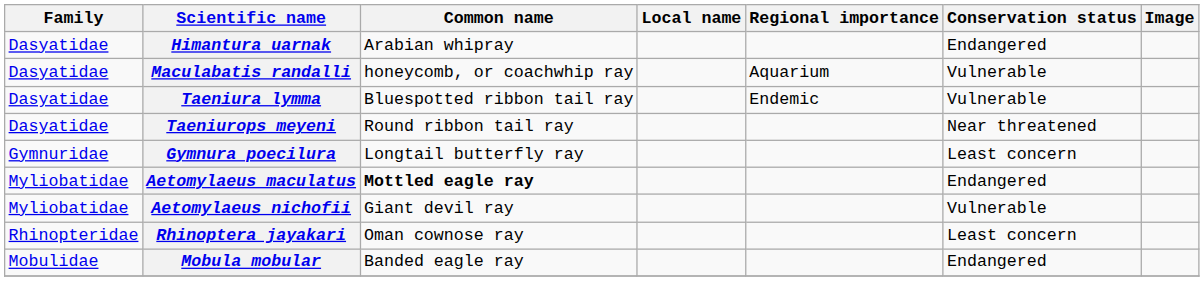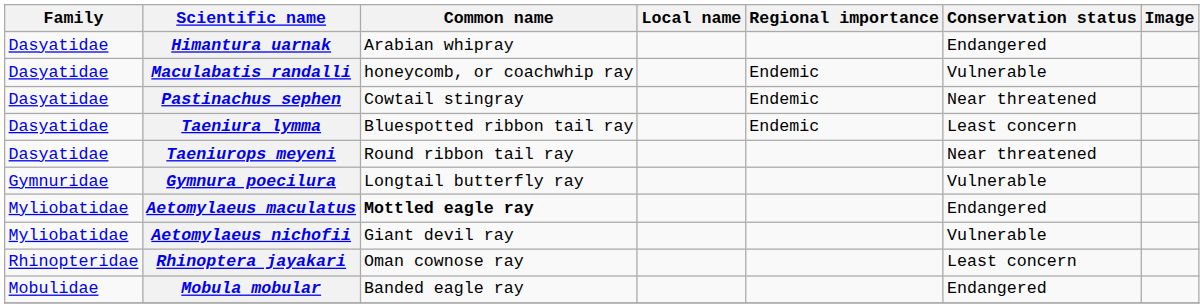(789, 72) Aquarium -> (784, 72) Endemic
+ row: (251, 100)
(997, 100) Vulnerable -> (1012, 127) Least concern
(1012, 154) Least concern -> (997, 181) Vulnerable
